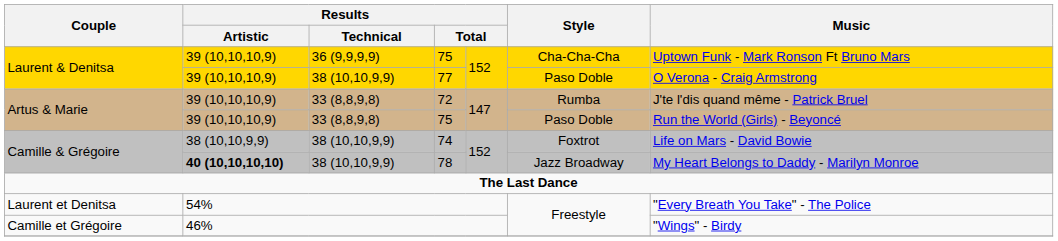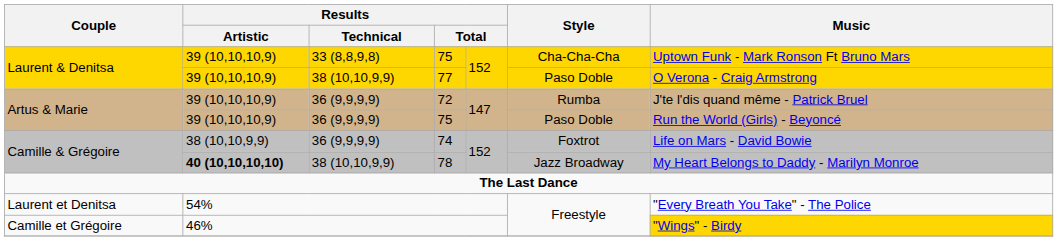(346, 57) 36 (9,9,9,9) -> (346, 57) 33 (8,8,9,8)
(346, 99) 33 (8,8,9,8) -> (346, 99) 36 (9,9,9,9)
(346, 120) 33 (8,8,9,8) -> (346, 120) 36 (9,9,9,9)
(353, 141) 38 (10,10,9,9) -> (346, 141) 36 (9,9,9,9)
(697, 225) no background -> (697, 225) gold background
